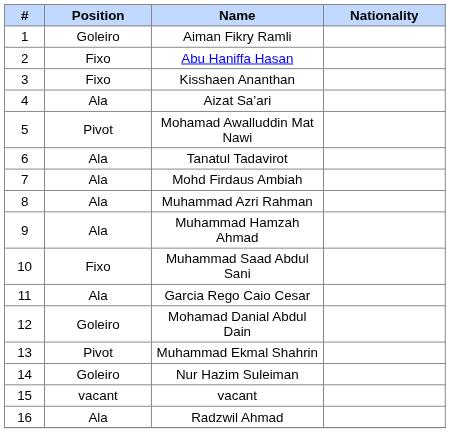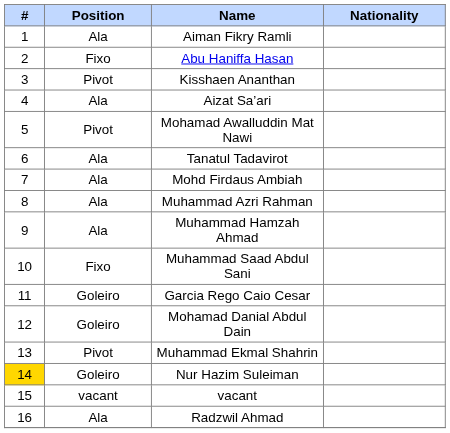(98, 37) Goleiro -> (98, 37) Ala
(98, 79) Fixo -> (98, 79) Pivot
(98, 295) Ala -> (98, 295) Goleiro
(25, 374) no background -> (25, 374) gold background
